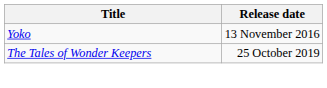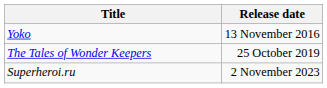+ row: (41, 72)
